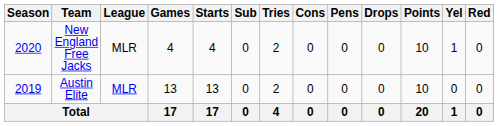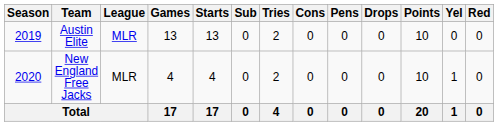rows swapped: (76, 89) <-> (76, 48)
